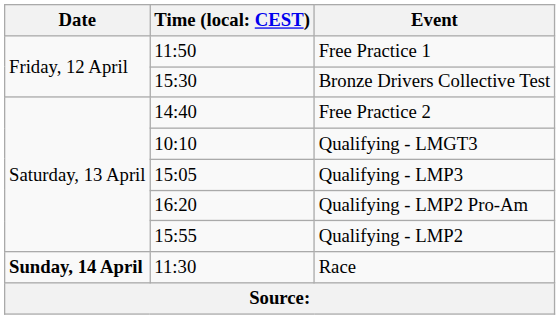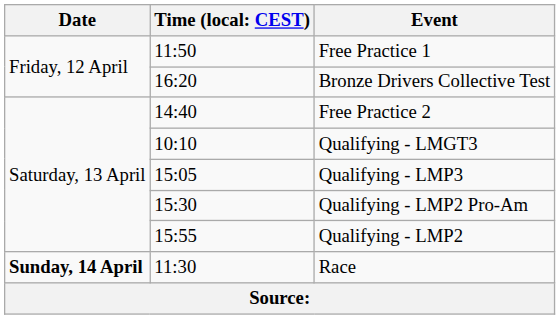(176, 82) 15:30 -> (176, 82) 16:20
(176, 205) 16:20 -> (176, 205) 15:30
